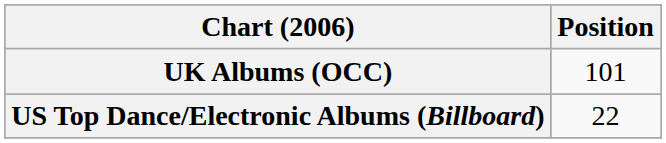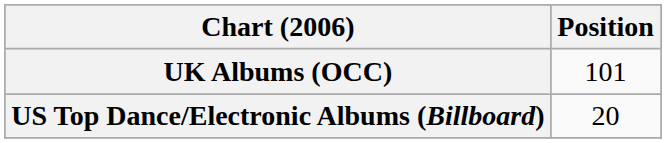(606, 115) 22 -> (606, 115) 20
